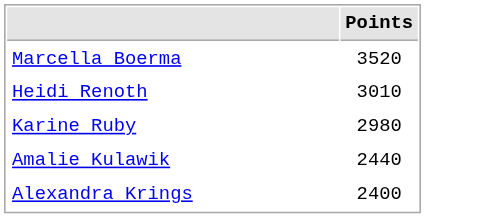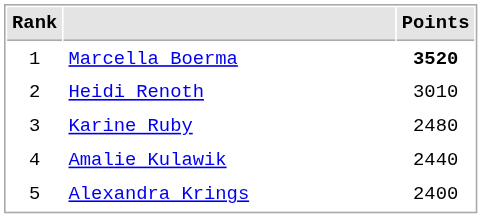+ column: (35, 23)
(379, 59) normal -> (436, 59) bold
(379, 126) 2980 -> (436, 126) 2480
